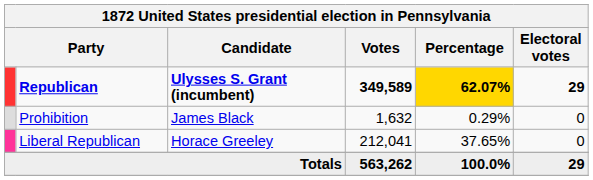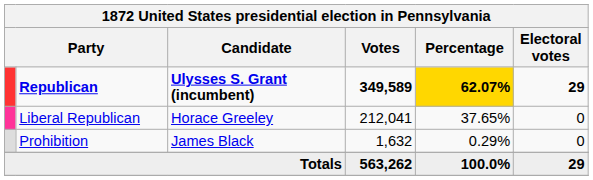rows swapped: (80, 141) <-> (54, 118)
